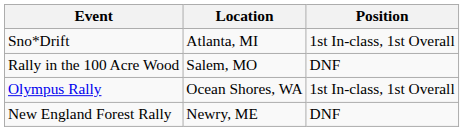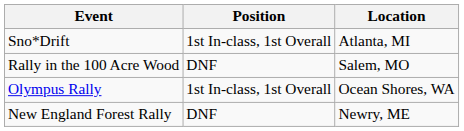columns swapped: (244, 16) <-> (382, 16)
